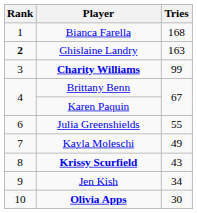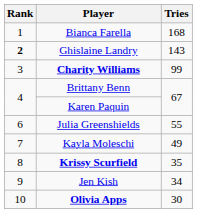(177, 51) 163 -> (177, 51) 143
(177, 162) 43 -> (177, 162) 35
